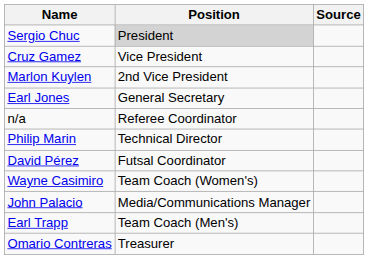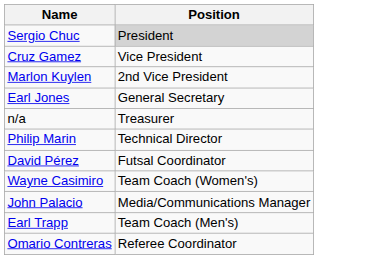- column: (339, 14)
(177, 118) Referee Coordinator -> (146, 118) Treasurer
(146, 243) Treasurer -> (177, 243) Referee Coordinator
